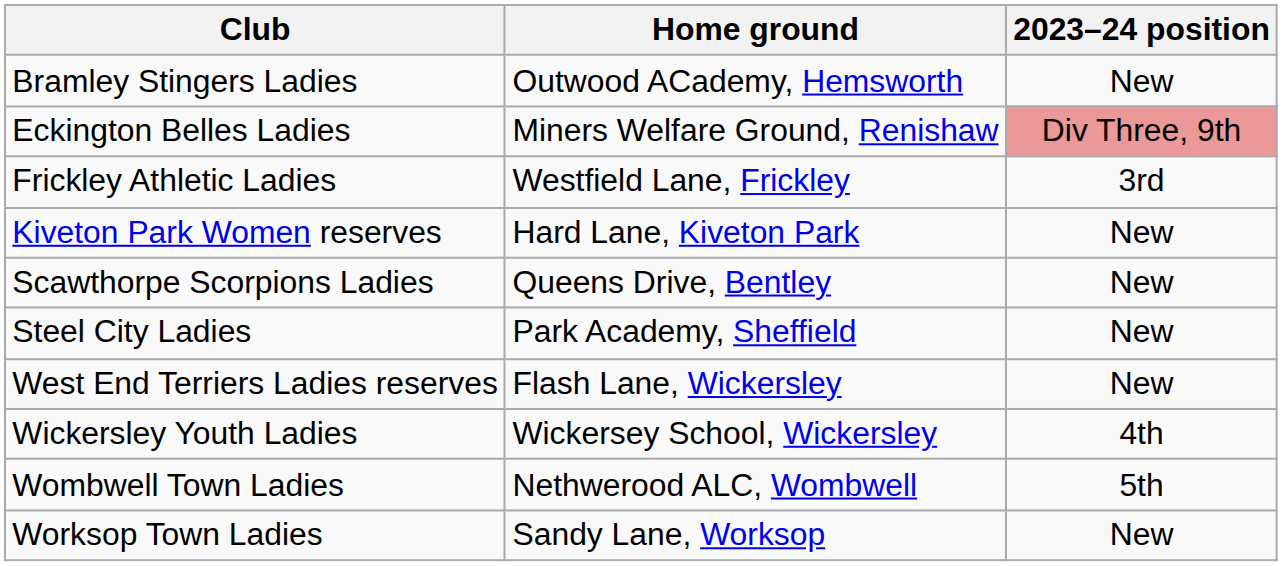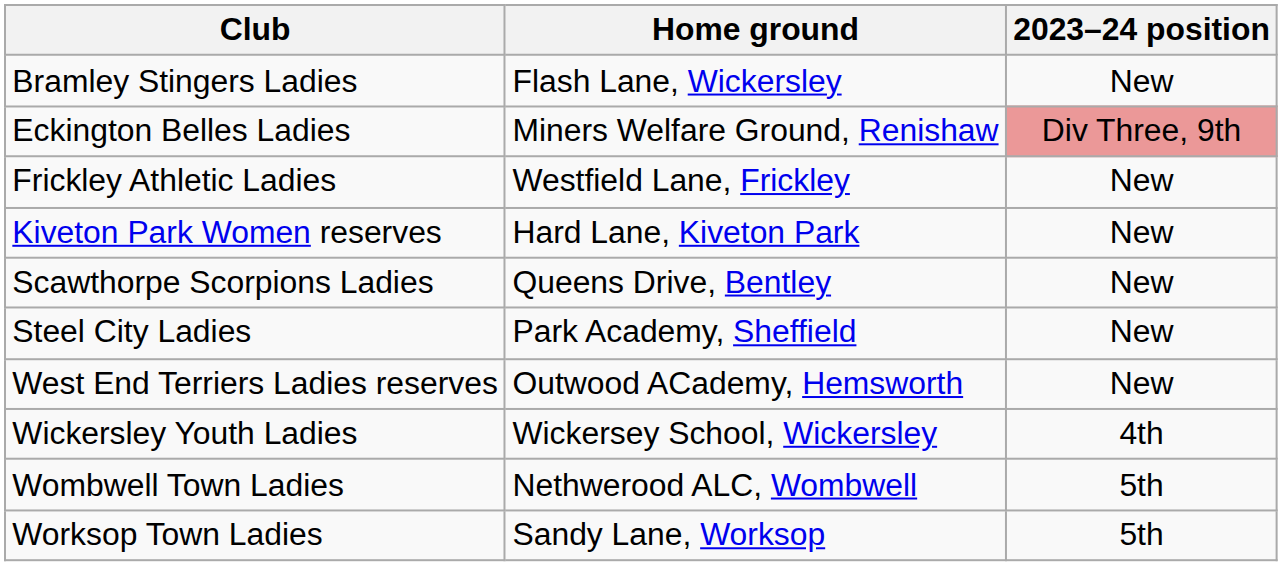(738, 80) Outwood ACademy, Hemsworth -> (677, 80) Flash Lane, Wickersley
(1142, 181) 3rd -> (1142, 181) New
(677, 383) Flash Lane, Wickersley -> (738, 383) Outwood ACademy, Hemsworth
(1142, 534) New -> (1142, 534) 5th
